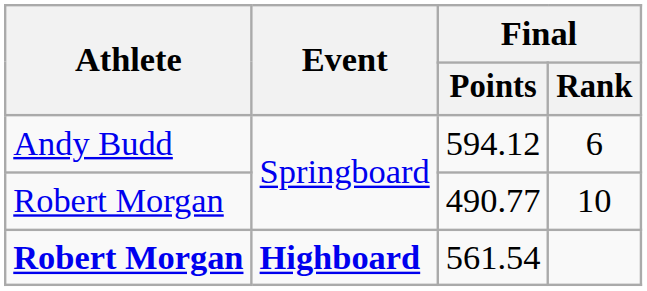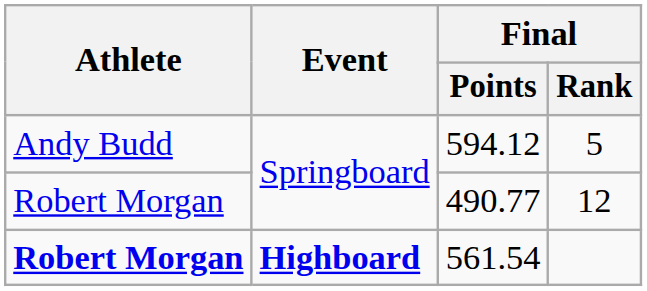(594, 143) 6 -> (594, 143) 5
(594, 200) 10 -> (594, 200) 12
